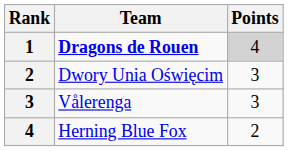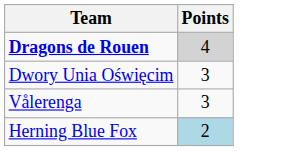- column: (29, 18)
(255, 131) no background -> (205, 131) lightblue background
